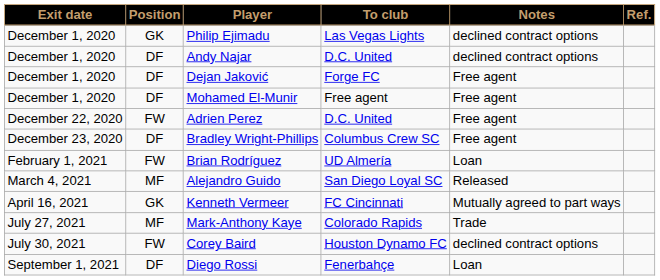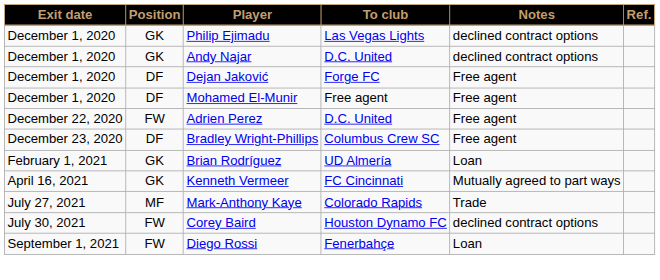(155, 56) DF -> (155, 56) GK
(155, 160) FW -> (155, 160) GK
- row: (234, 181)
(155, 264) DF -> (155, 243) FW
